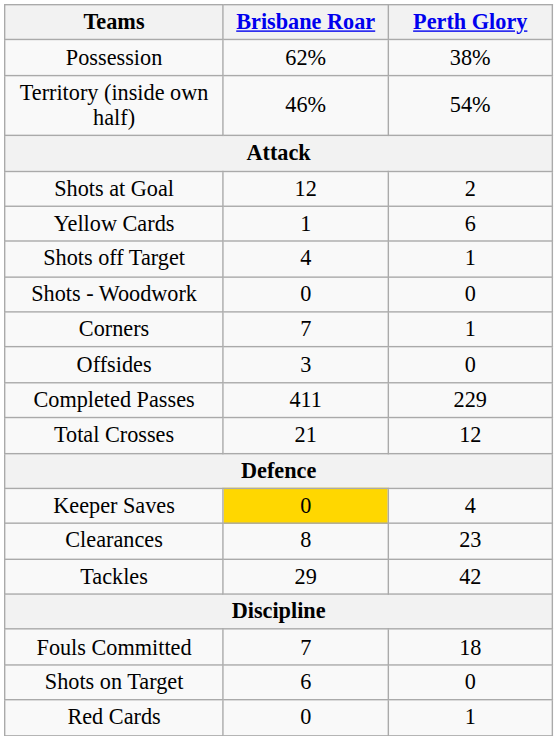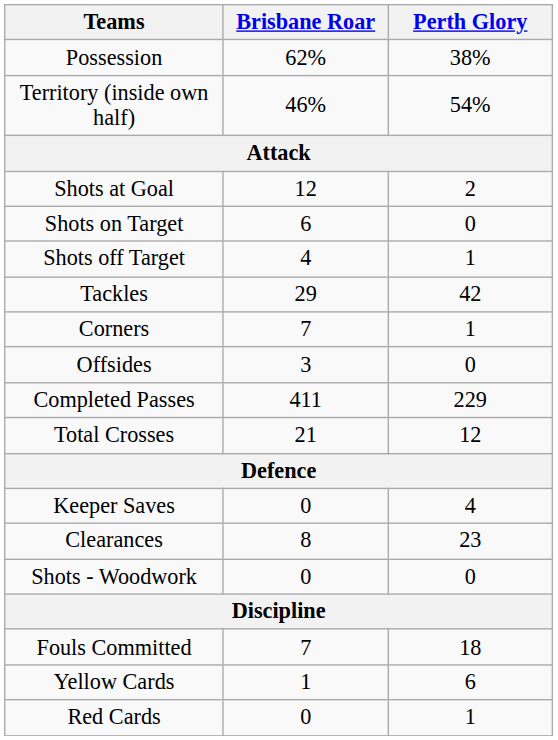rows swapped: (114, 682) <-> (114, 223)
rows swapped: (114, 294) <-> (114, 576)
(306, 505) gold background -> (306, 505) no background
